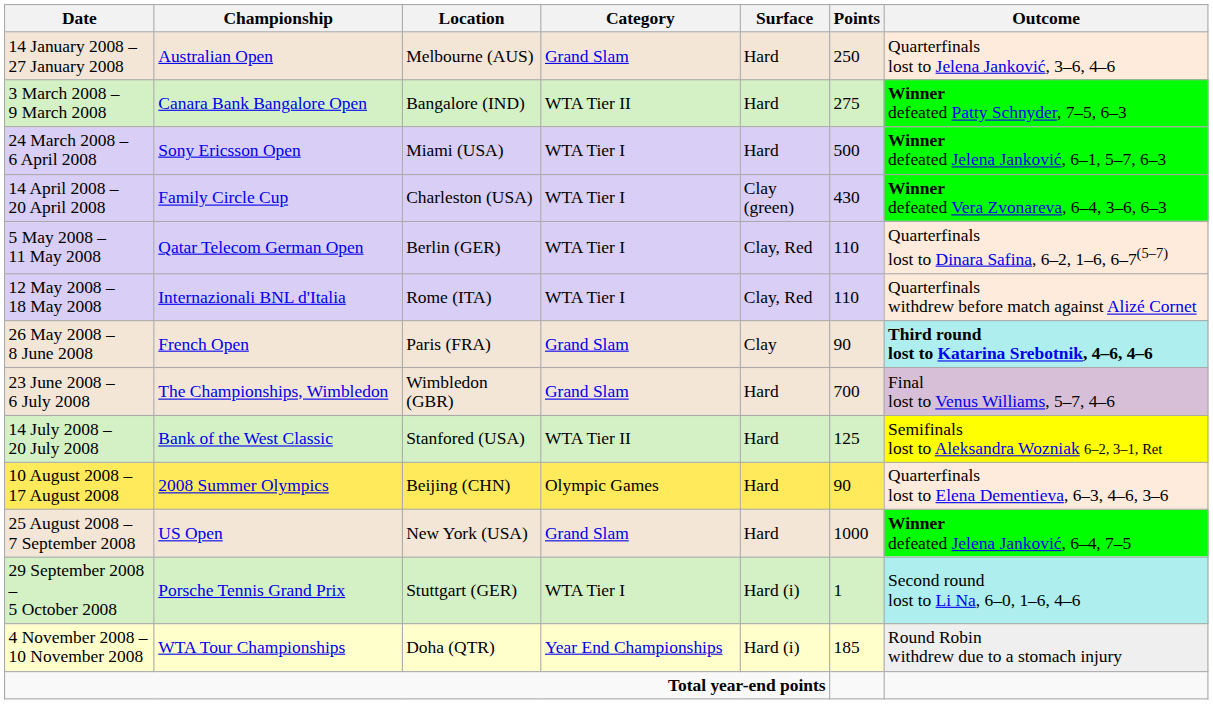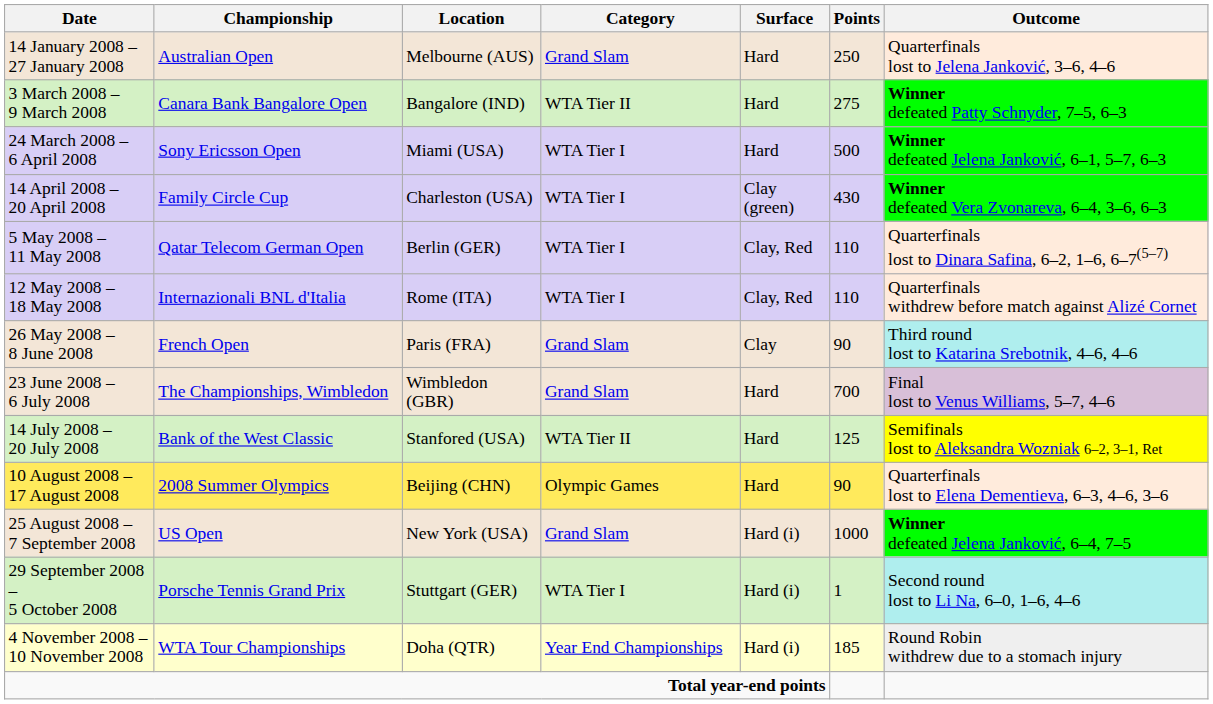(1020, 344) bold -> (1013, 344) normal
(761, 533) Hard -> (772, 533) Hard (i)
